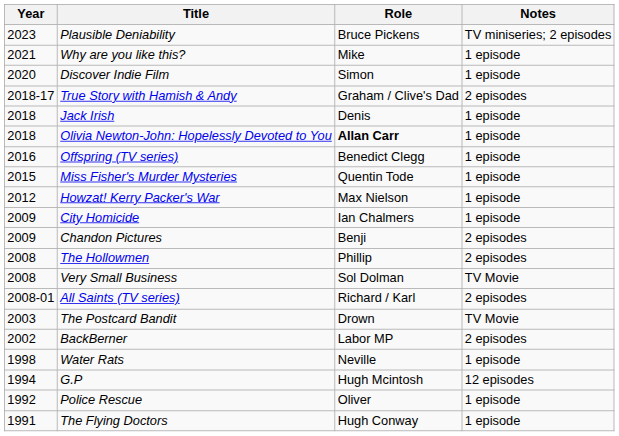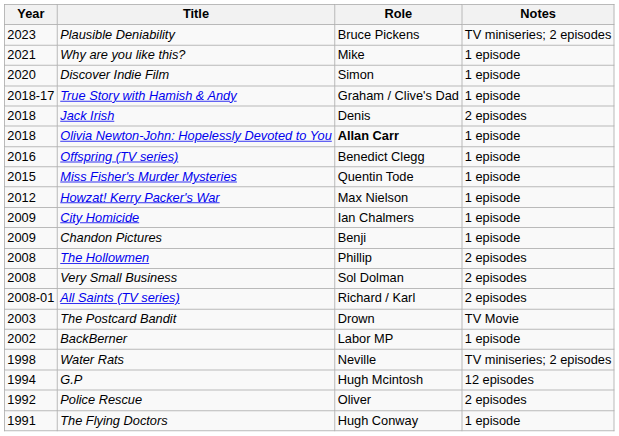(496, 95) 2 episodes -> (493, 95) 1 episode
(493, 116) 1 episode -> (496, 116) 2 episodes
(496, 237) 2 episodes -> (493, 237) 1 episode
(492, 278) TV Movie -> (496, 278) 2 episodes
(496, 339) 2 episodes -> (493, 339) 1 episode
(493, 359) 1 episode -> (538, 359) TV miniseries; 2 episodes
(493, 400) 1 episode -> (496, 400) 2 episodes
